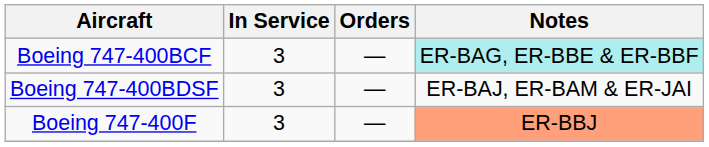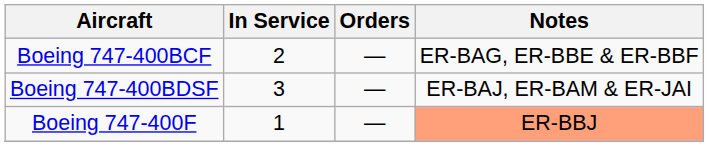(279, 55) 3 -> (279, 55) 2
(559, 55) paleturquoise background -> (559, 55) no background
(279, 123) 3 -> (279, 123) 1
